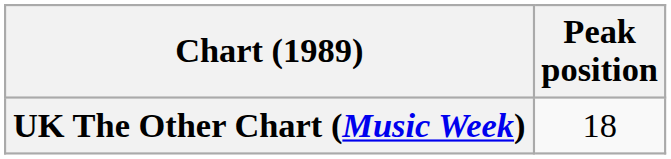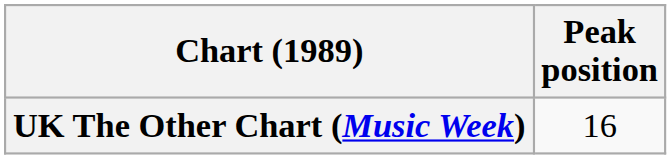(600, 125) 18 -> (600, 125) 16
